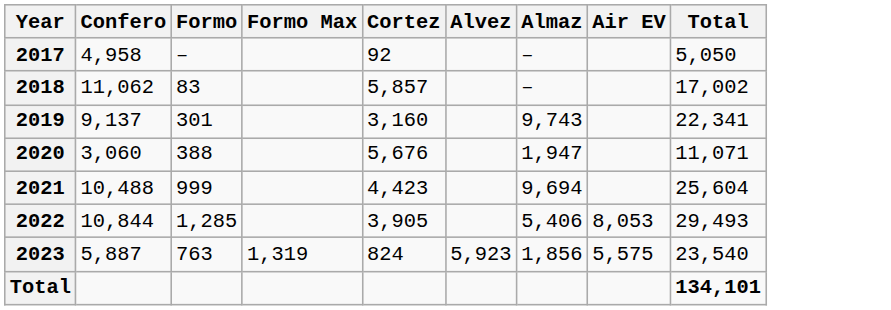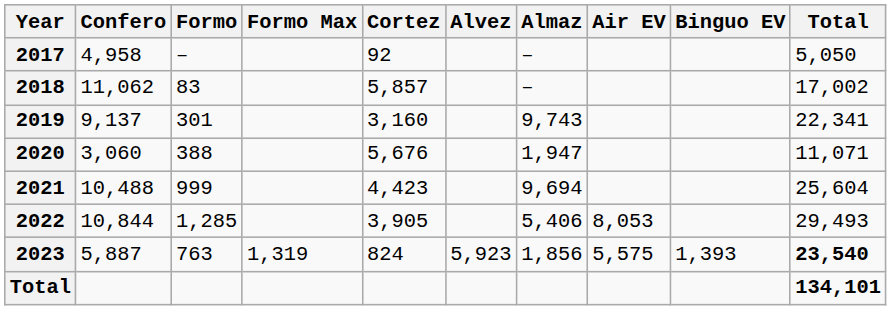+ column: (730, 21)
(712, 254) normal -> (832, 254) bold
